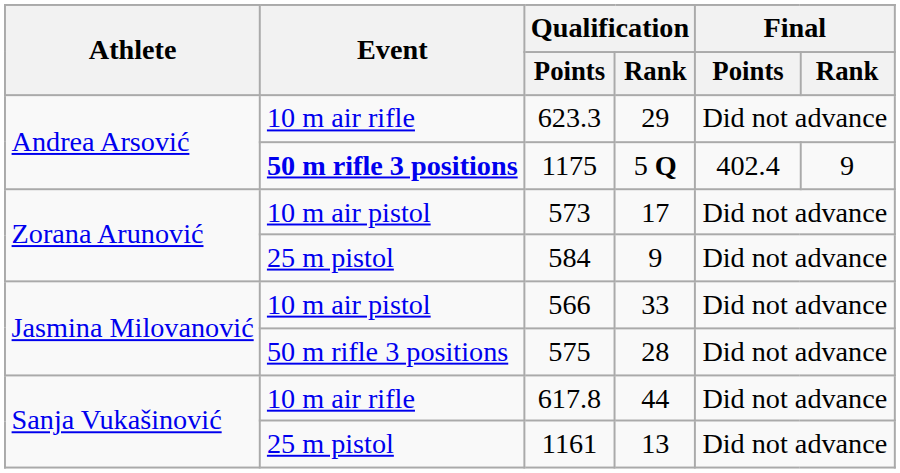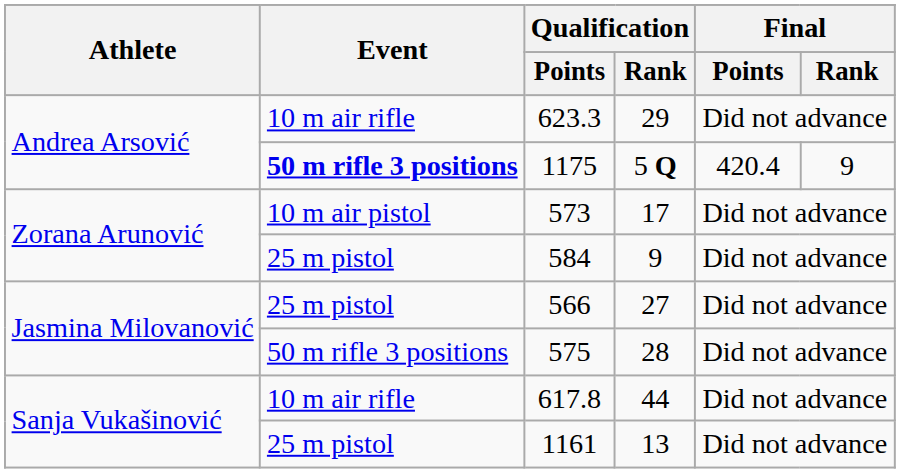(748, 165) 402.4 -> (748, 165) 420.4
(349, 304) 10 m air pistol -> (330, 304) 25 m pistol
(655, 304) 33 -> (655, 304) 27
